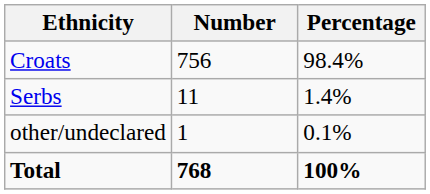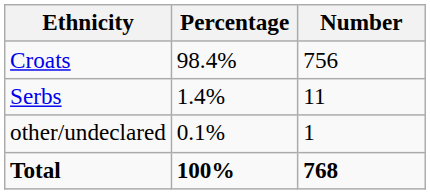columns swapped: (235, 22) <-> (361, 22)
